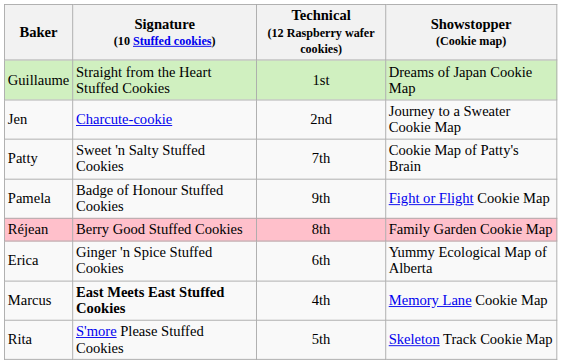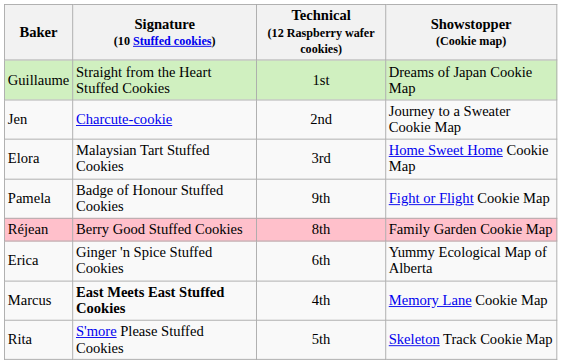- row: (23, 159)
+ row: (24, 159)
